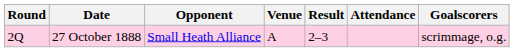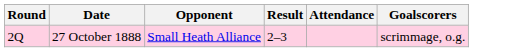- column: (285, 15)
